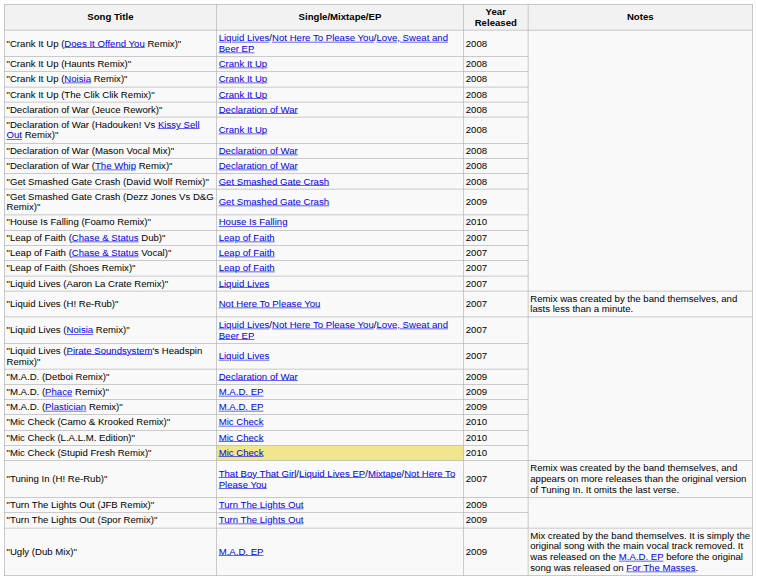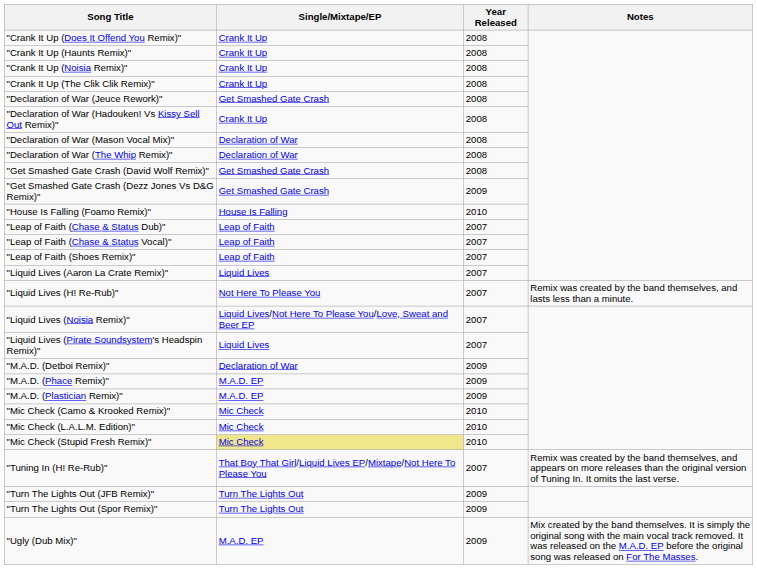(333, 43) Liquid Lives/Not Here To Please You/Love, Sweat and Beer EP -> (243, 38) Crank It Up
(258, 109) Declaration of War -> (274, 99) Get Smashed Gate Crash
